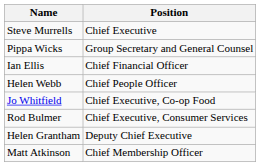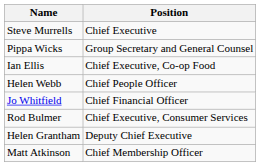(137, 65) Chief Financial Officer -> (150, 65) Chief Executive, Co-op Food
(150, 100) Chief Executive, Co-op Food -> (137, 100) Chief Financial Officer
